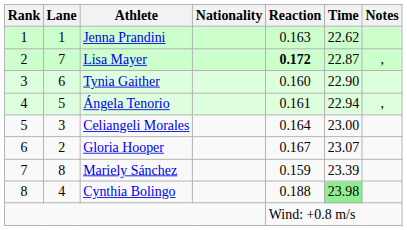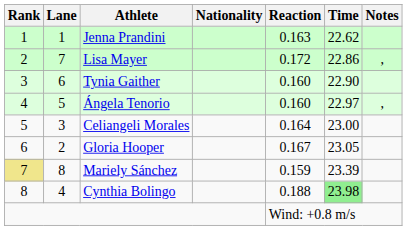(295, 59) bold -> (295, 59) normal
(343, 59) 22.87 -> (343, 59) 22.86
(295, 103) 0.161 -> (295, 103) 0.160
(343, 103) 22.94 -> (343, 103) 22.97
(343, 147) 23.07 -> (343, 147) 23.05
(24, 170) no background -> (24, 170) khaki background
